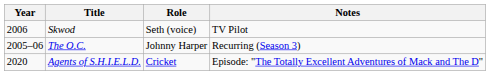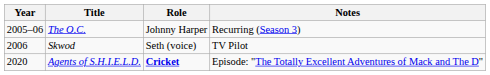rows swapped: (67, 45) <-> (61, 29)
(161, 62) normal -> (162, 62) bold
